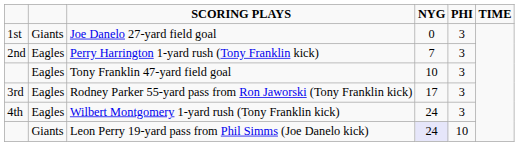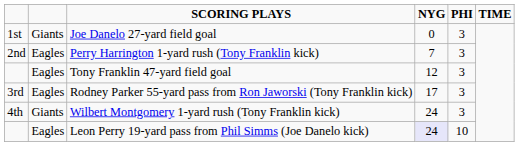(432, 72) 10 -> (432, 72) 12
(48, 111) Eagles -> (47, 111) Giants
(47, 131) Giants -> (48, 131) Eagles
